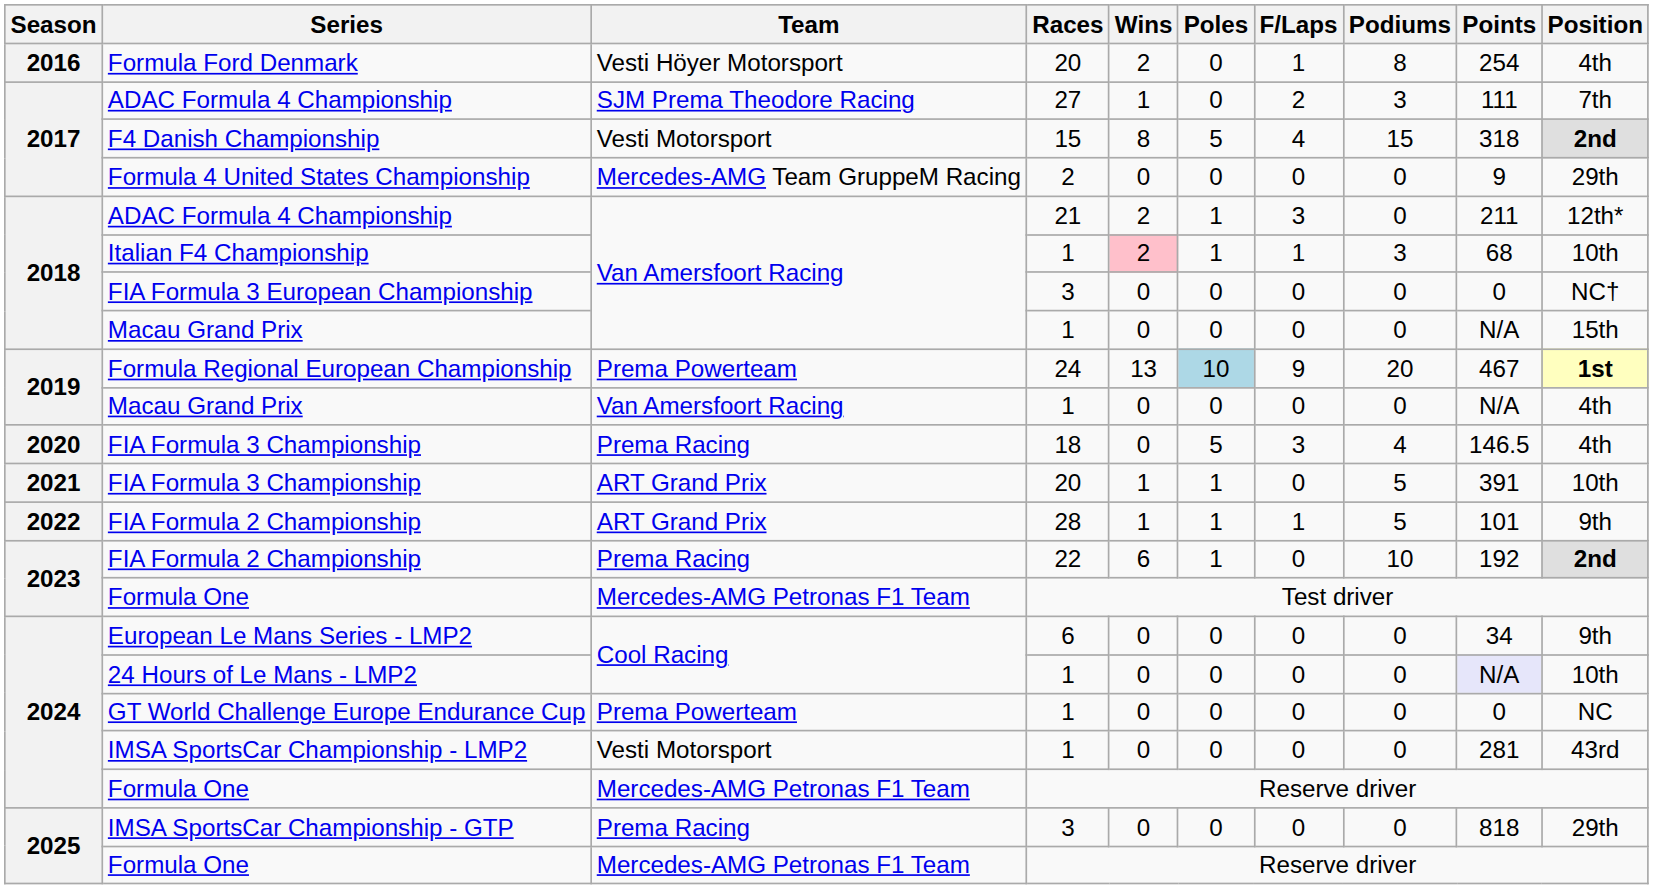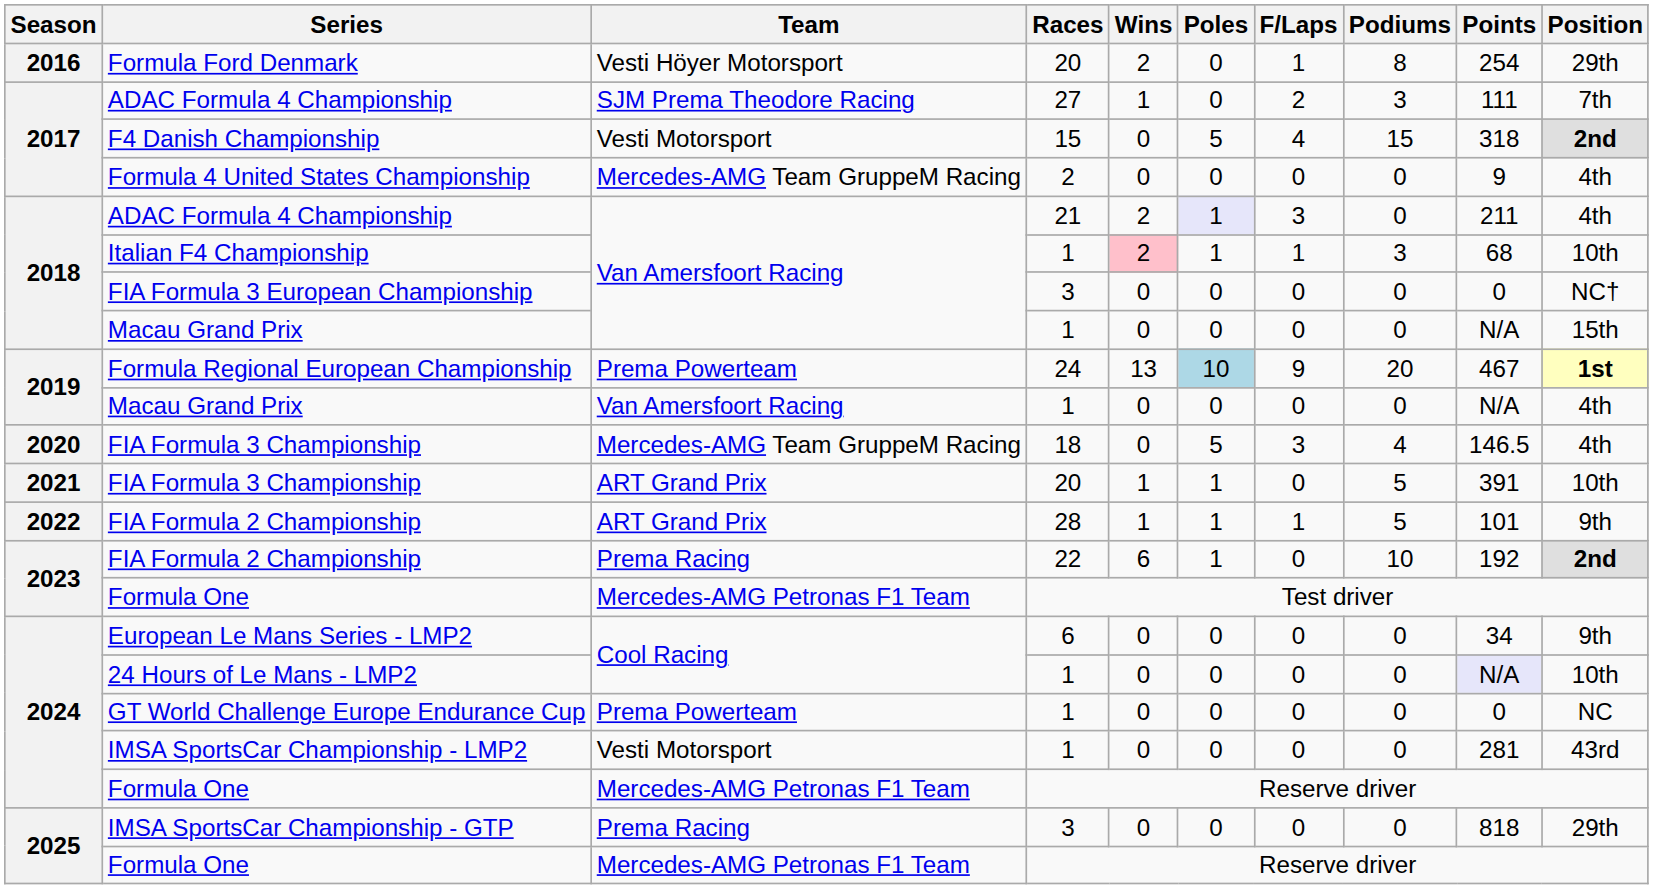(1595, 63) 4th -> (1595, 63) 29th
(1144, 139) 8 -> (1144, 139) 0
(1595, 177) 29th -> (1595, 177) 4th
(1216, 215) no background -> (1216, 215) lavender background
(1595, 215) 12th* -> (1595, 215) 4th
(673, 445) Prema Racing -> (809, 445) Mercedes-AMG Team GruppeM Racing
